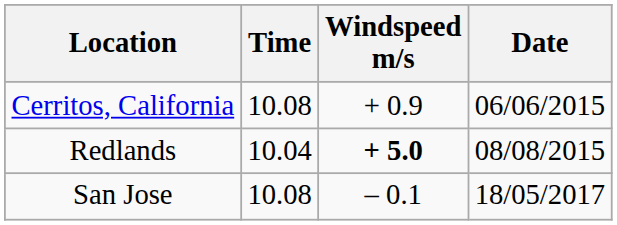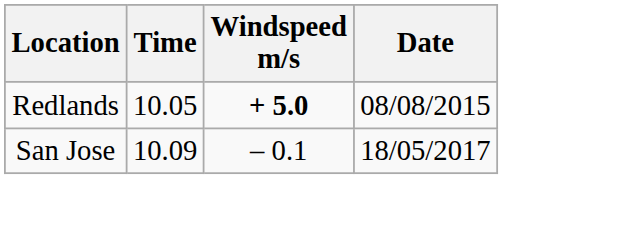- row: (123, 104)
(280, 150) 10.04 -> (165, 104) 10.05
(280, 195) 10.08 -> (165, 150) 10.09
